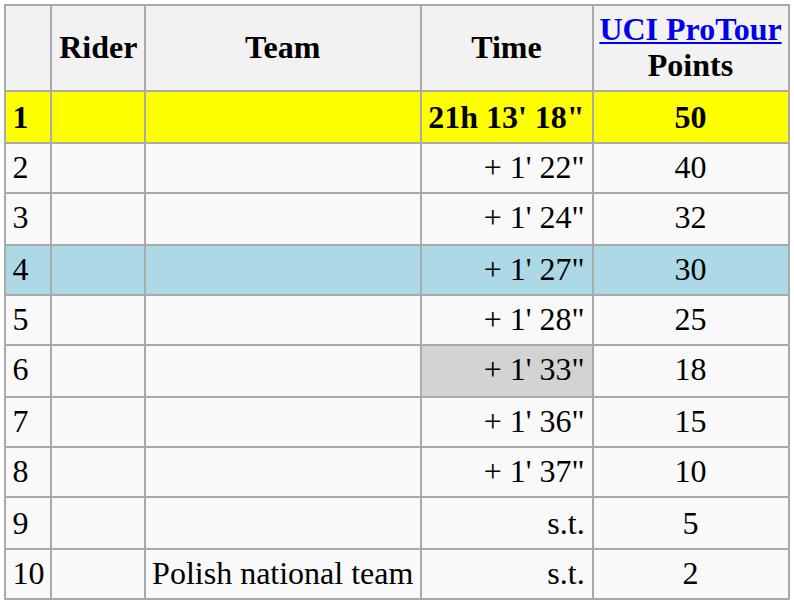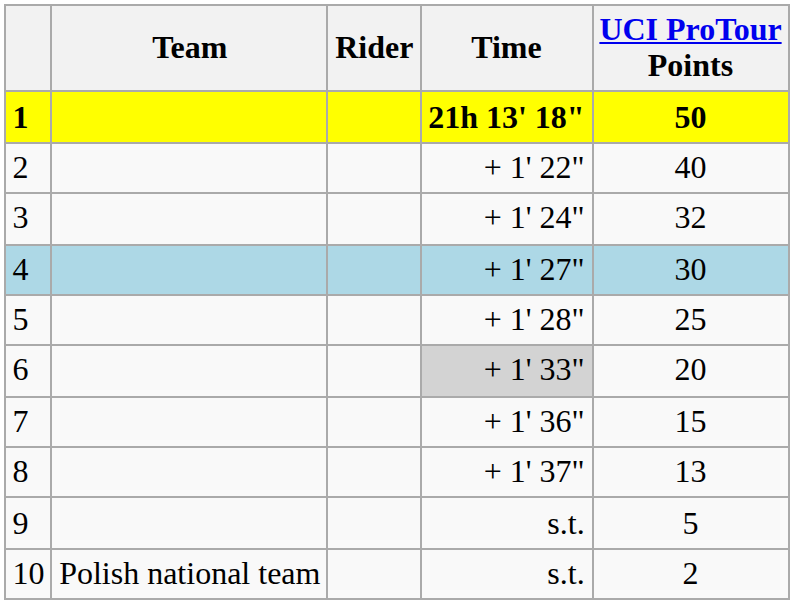columns swapped: (98, 47) <-> (283, 47)
(690, 370) 18 -> (690, 370) 20
(690, 471) 10 -> (690, 471) 13
